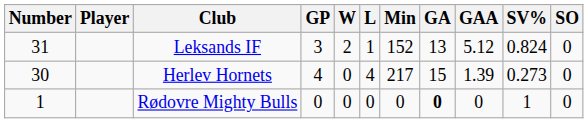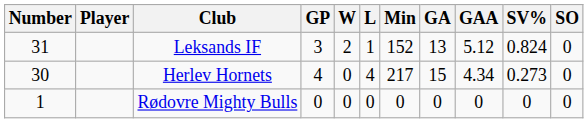(479, 74) 1.39 -> (479, 74) 4.34
(437, 103) bold -> (437, 103) normal
(527, 103) 1 -> (527, 103) 0
